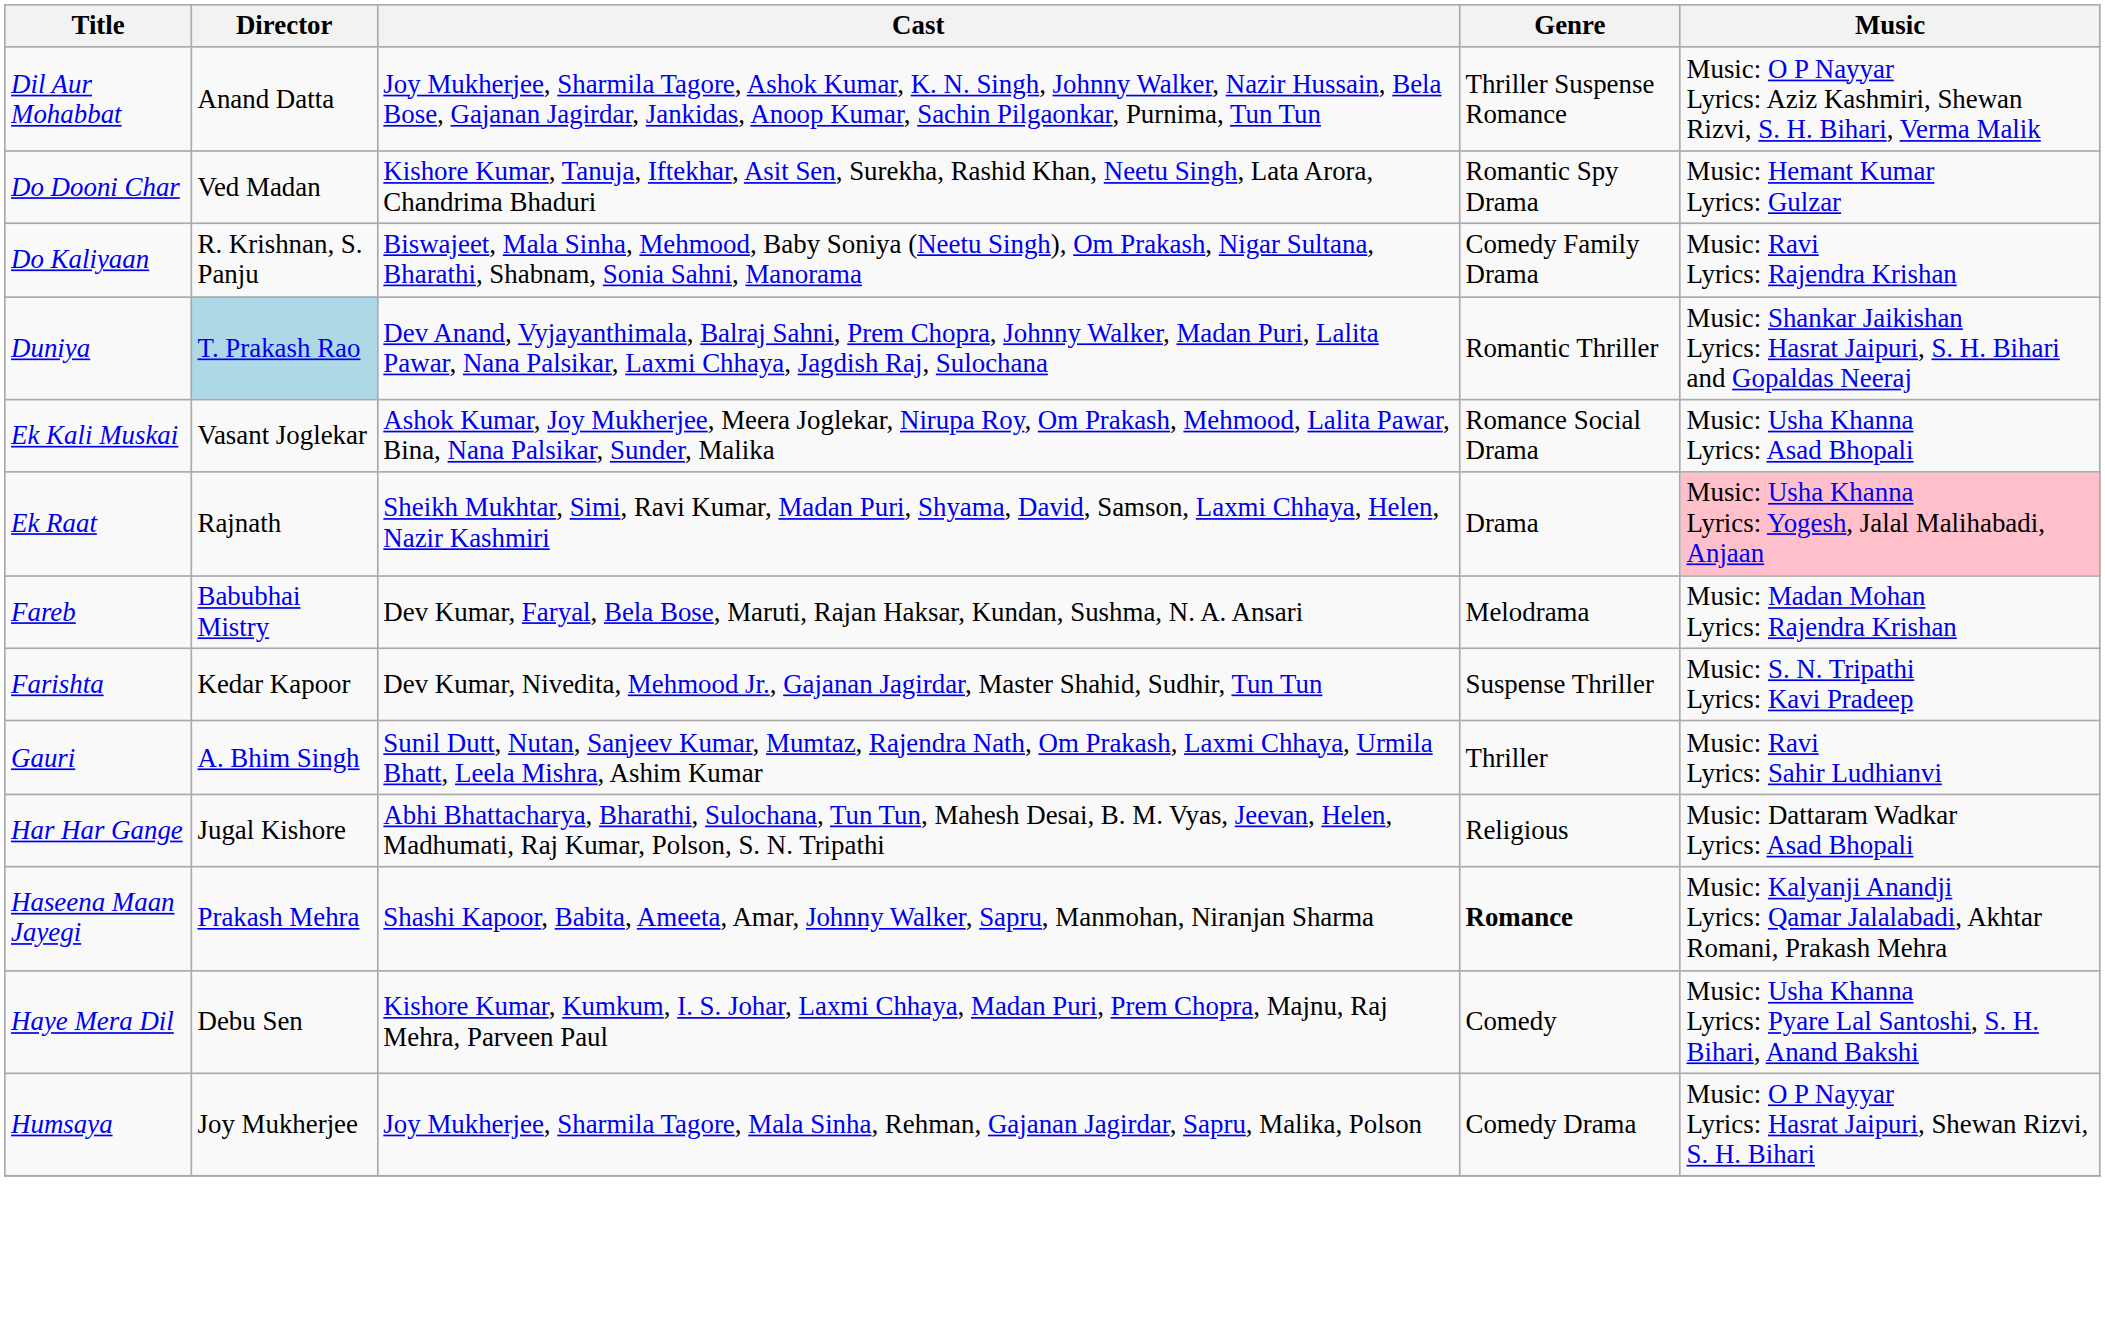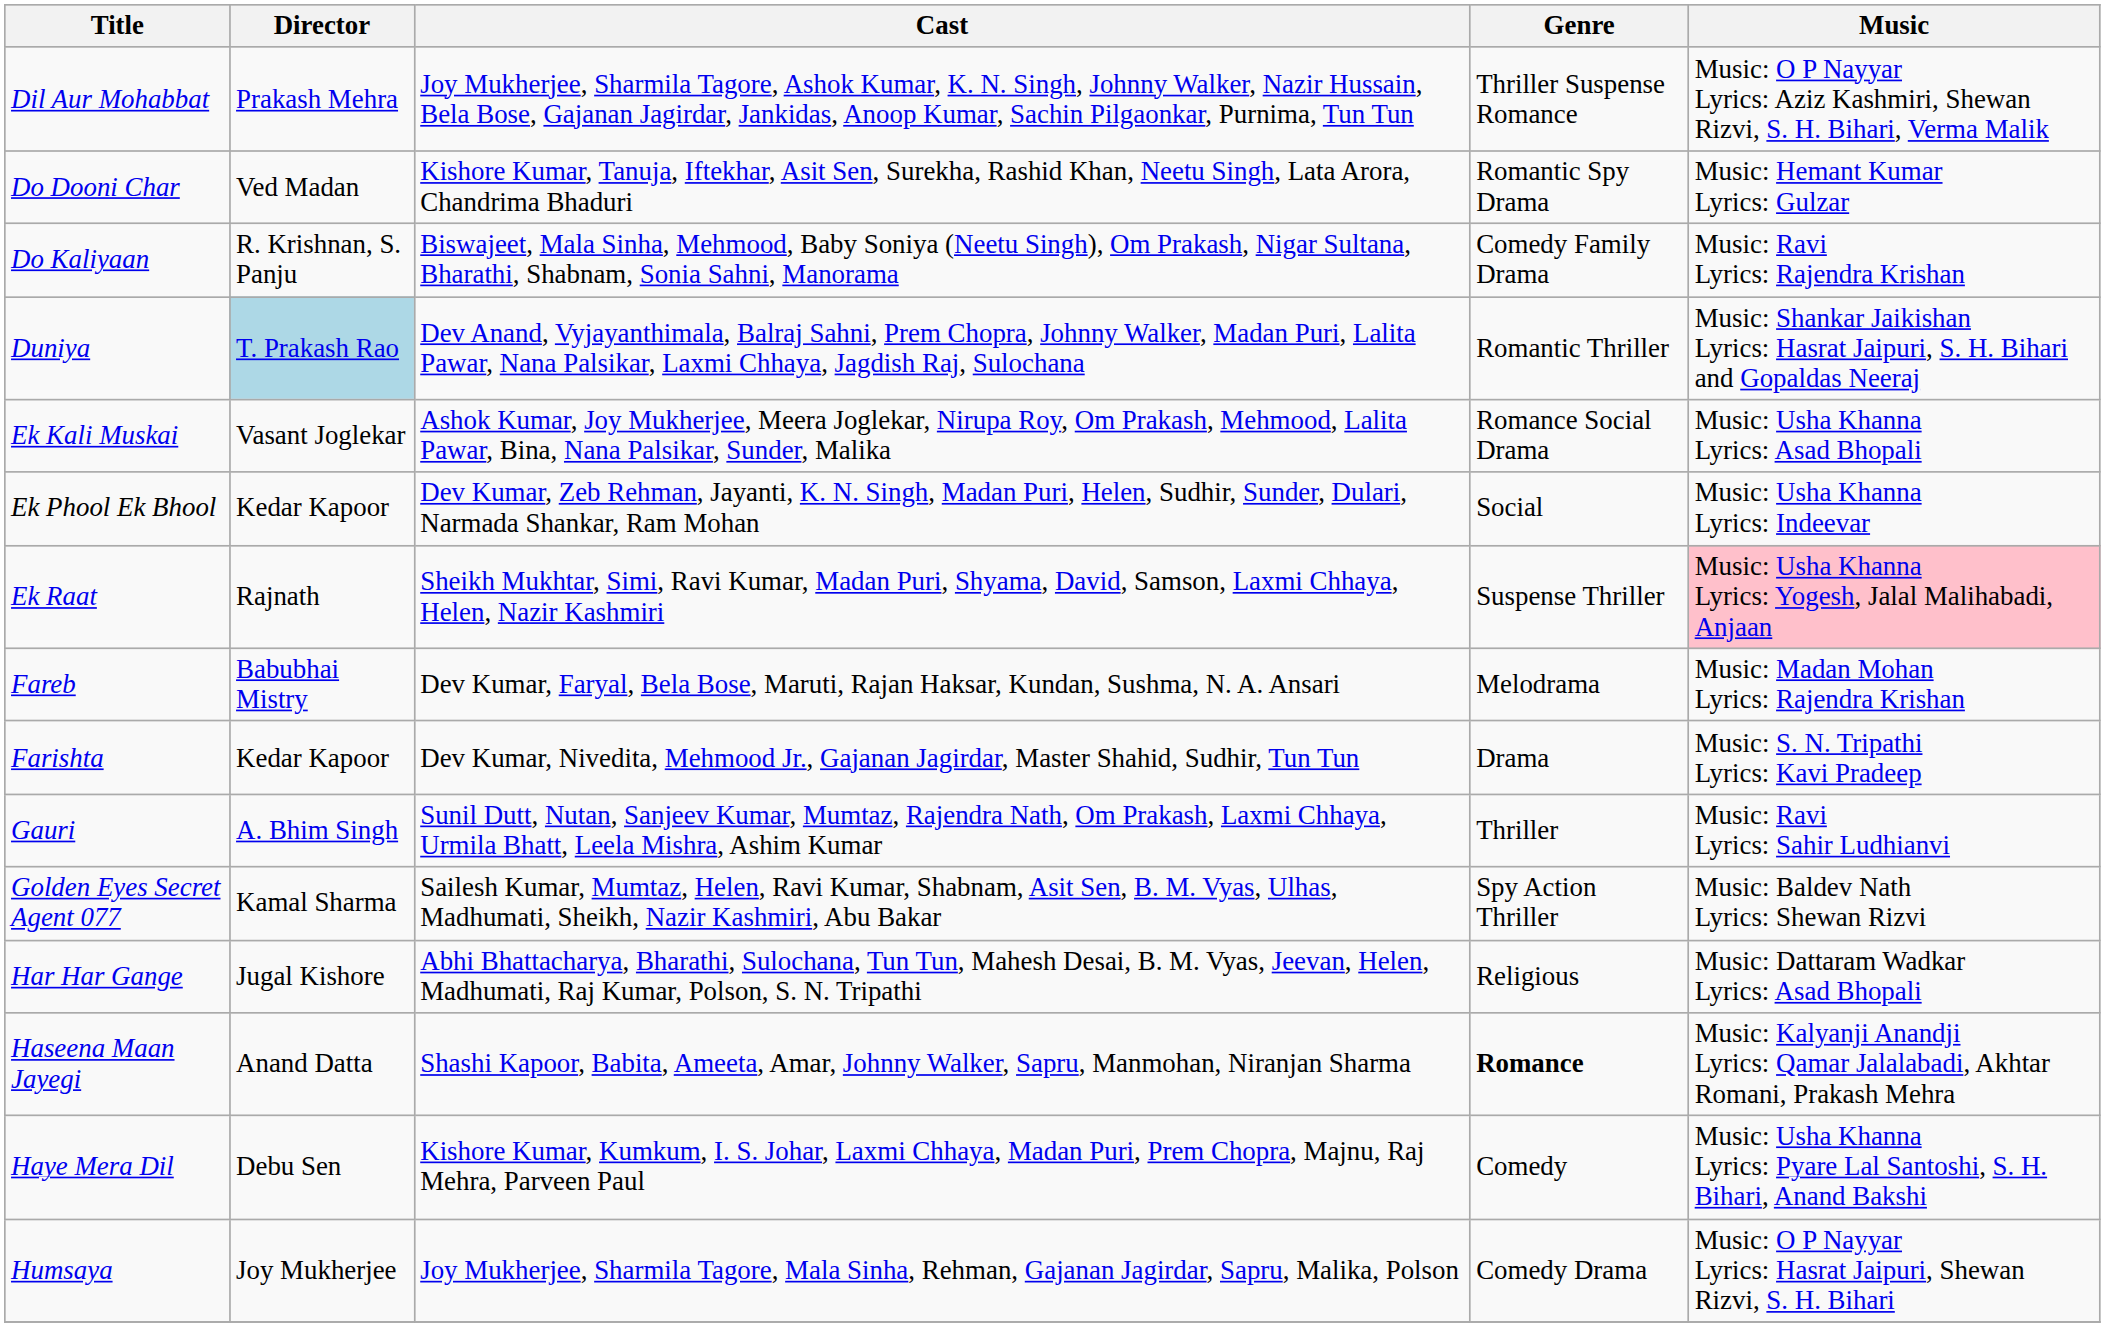(266, 98) Anand Datta -> (317, 98) Prakash Mehra
+ row: (114, 508)
(1502, 523) Drama -> (1570, 596) Suspense Thriller
(1560, 684) Suspense Thriller -> (1513, 757) Drama
+ row: (116, 902)
(278, 918) Prakash Mehra -> (304, 1063) Anand Datta
